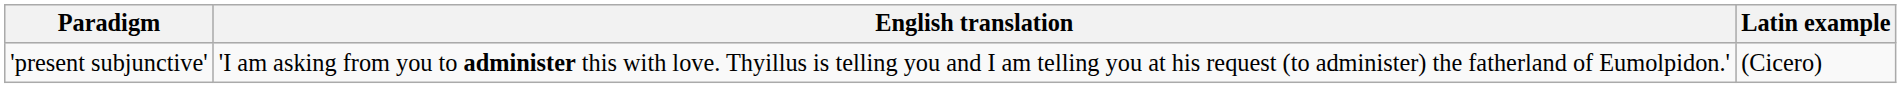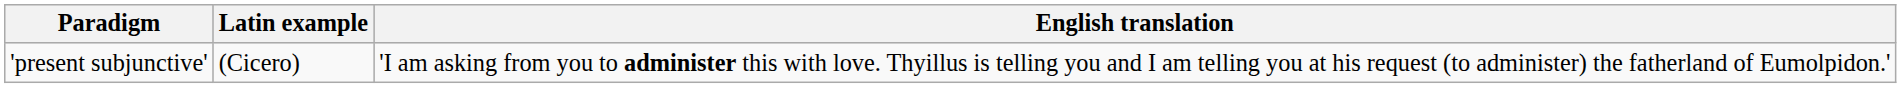columns swapped: (1816, 23) <-> (974, 23)
